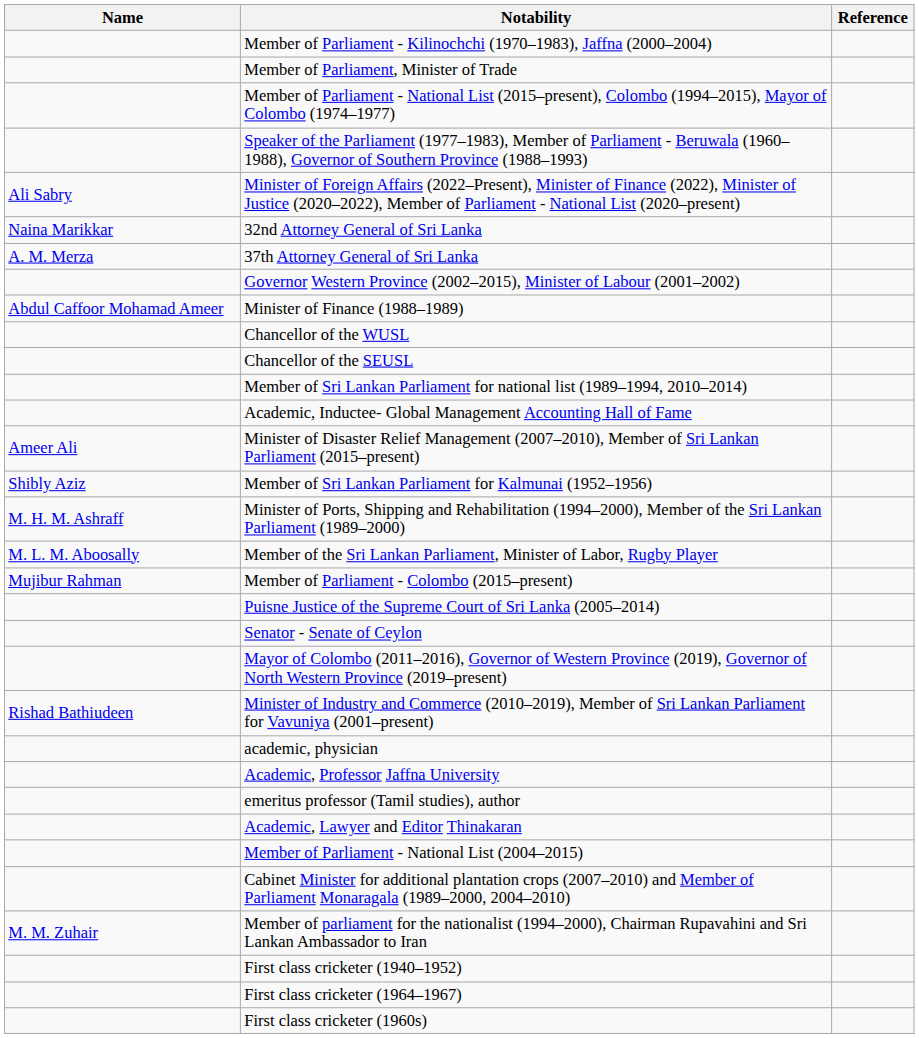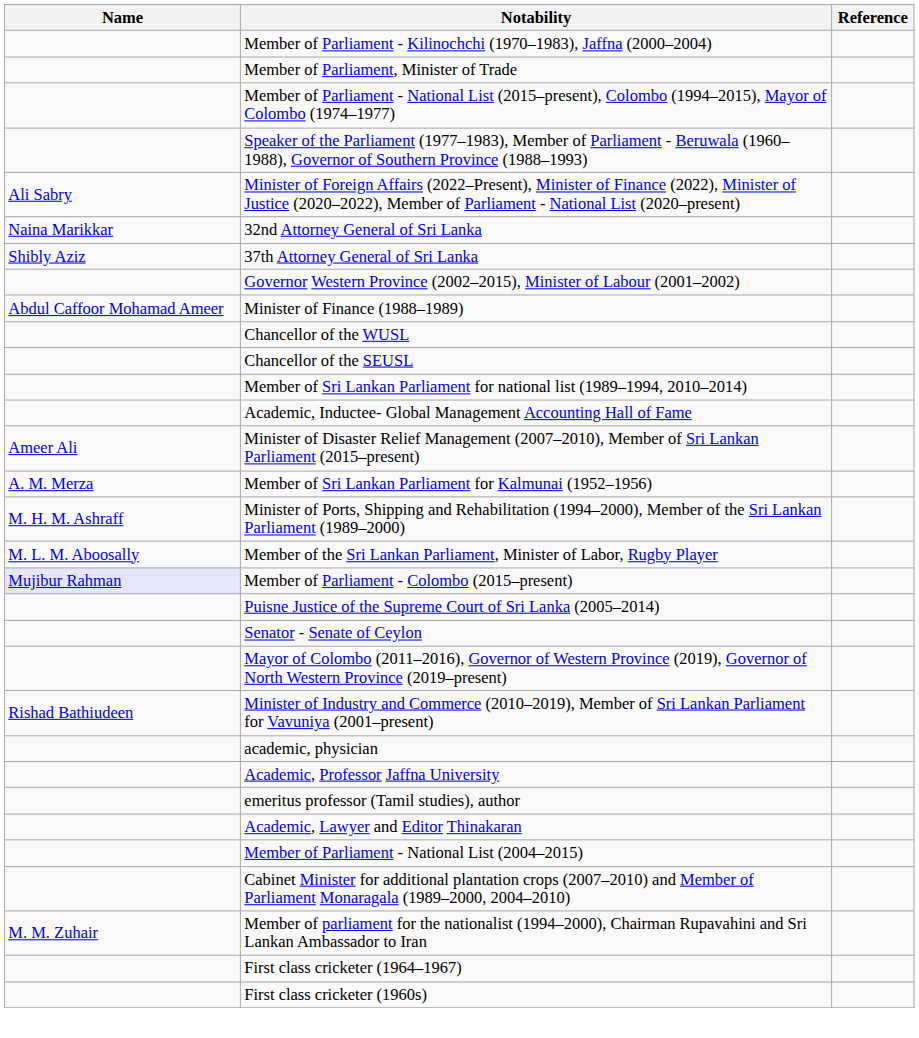(51, 256) A. M. Merza -> (47, 256) Shibly Aziz
(47, 483) Shibly Aziz -> (51, 483) A. M. Merza
(65, 580) no background -> (65, 580) lavender background
- row: (353, 968)
